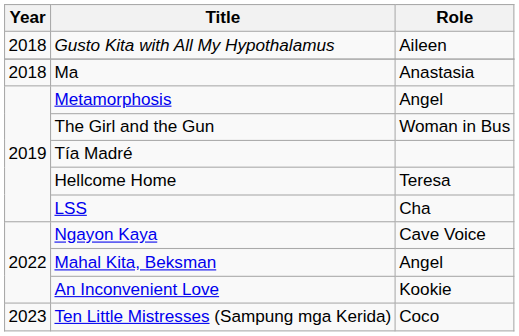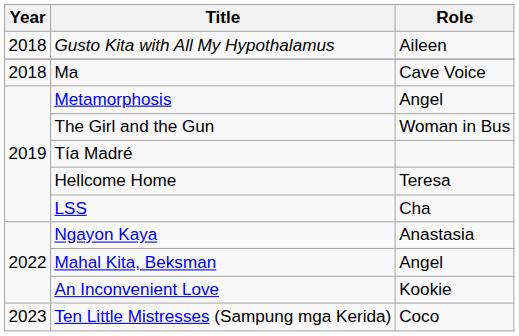(437, 72) Anastasia -> (442, 72) Cave Voice
(442, 235) Cave Voice -> (437, 235) Anastasia
